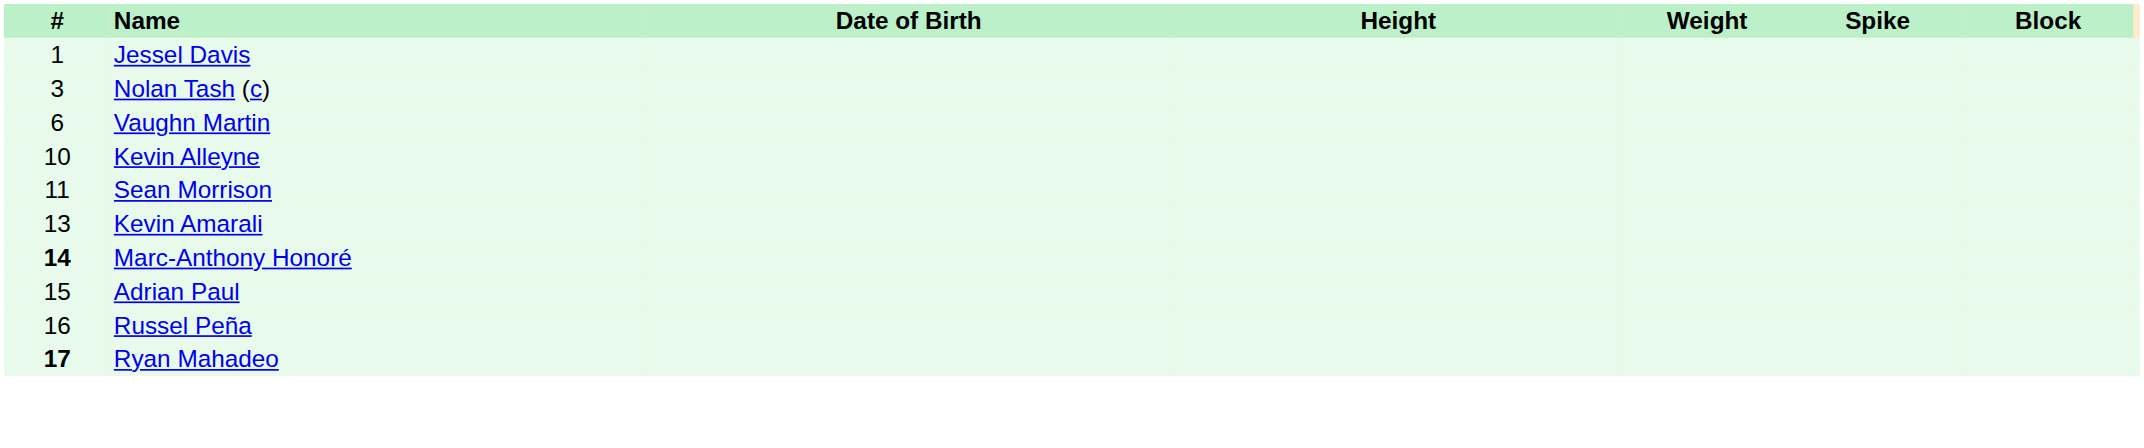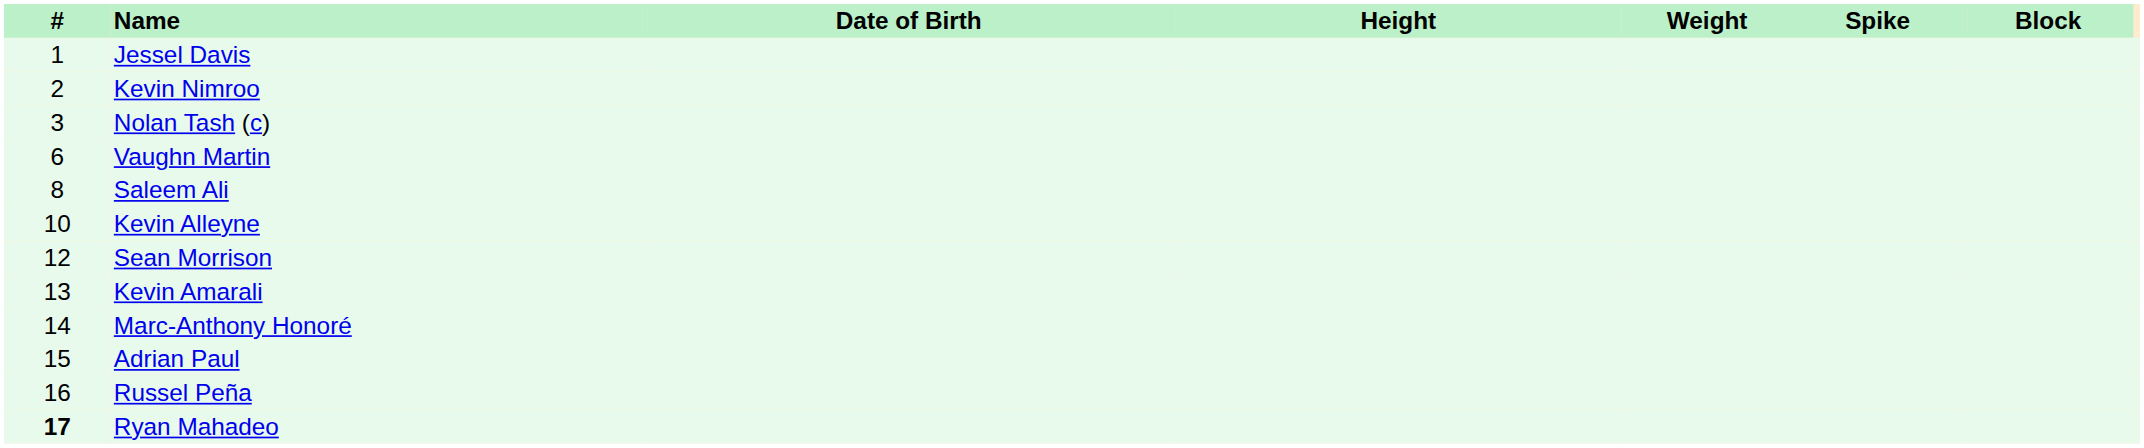+ row: (187, 89)
+ row: (171, 190)
(57, 190) 11 -> (57, 258) 12
(57, 258) bold -> (57, 325) normal
